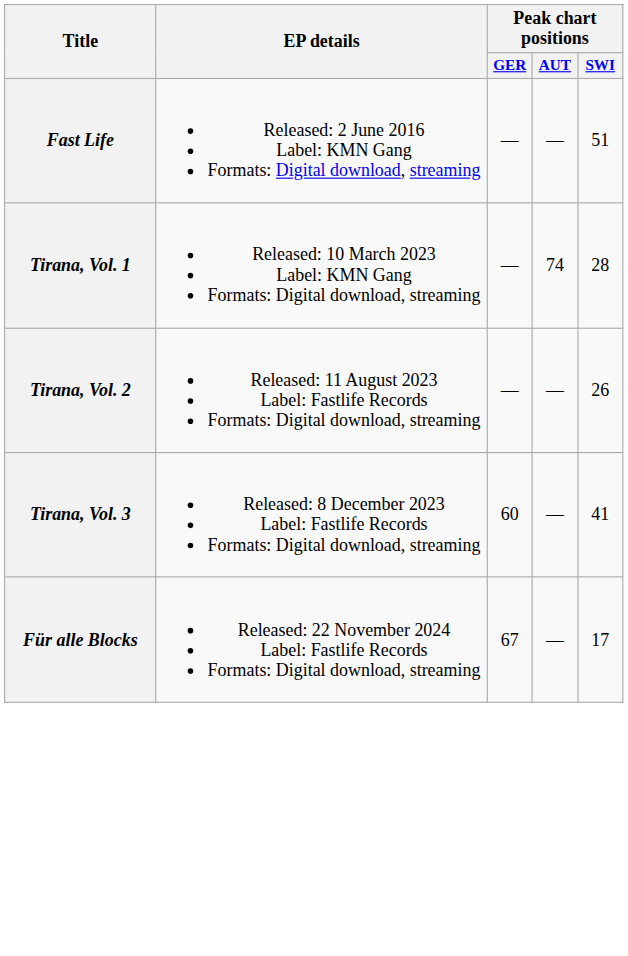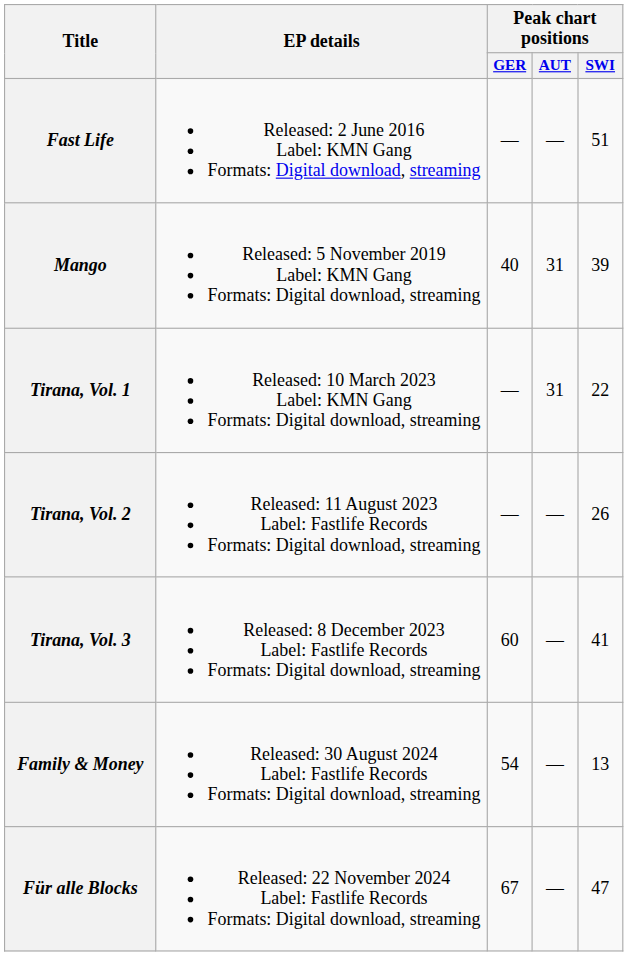+ row: (80, 265)
(555, 265) 74 -> (555, 390) 31
(600, 265) 28 -> (600, 390) 22
+ row: (80, 764)
(600, 639) 17 -> (600, 889) 47
